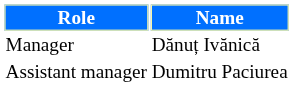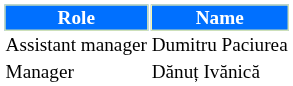rows swapped: (40, 45) <-> (76, 71)
